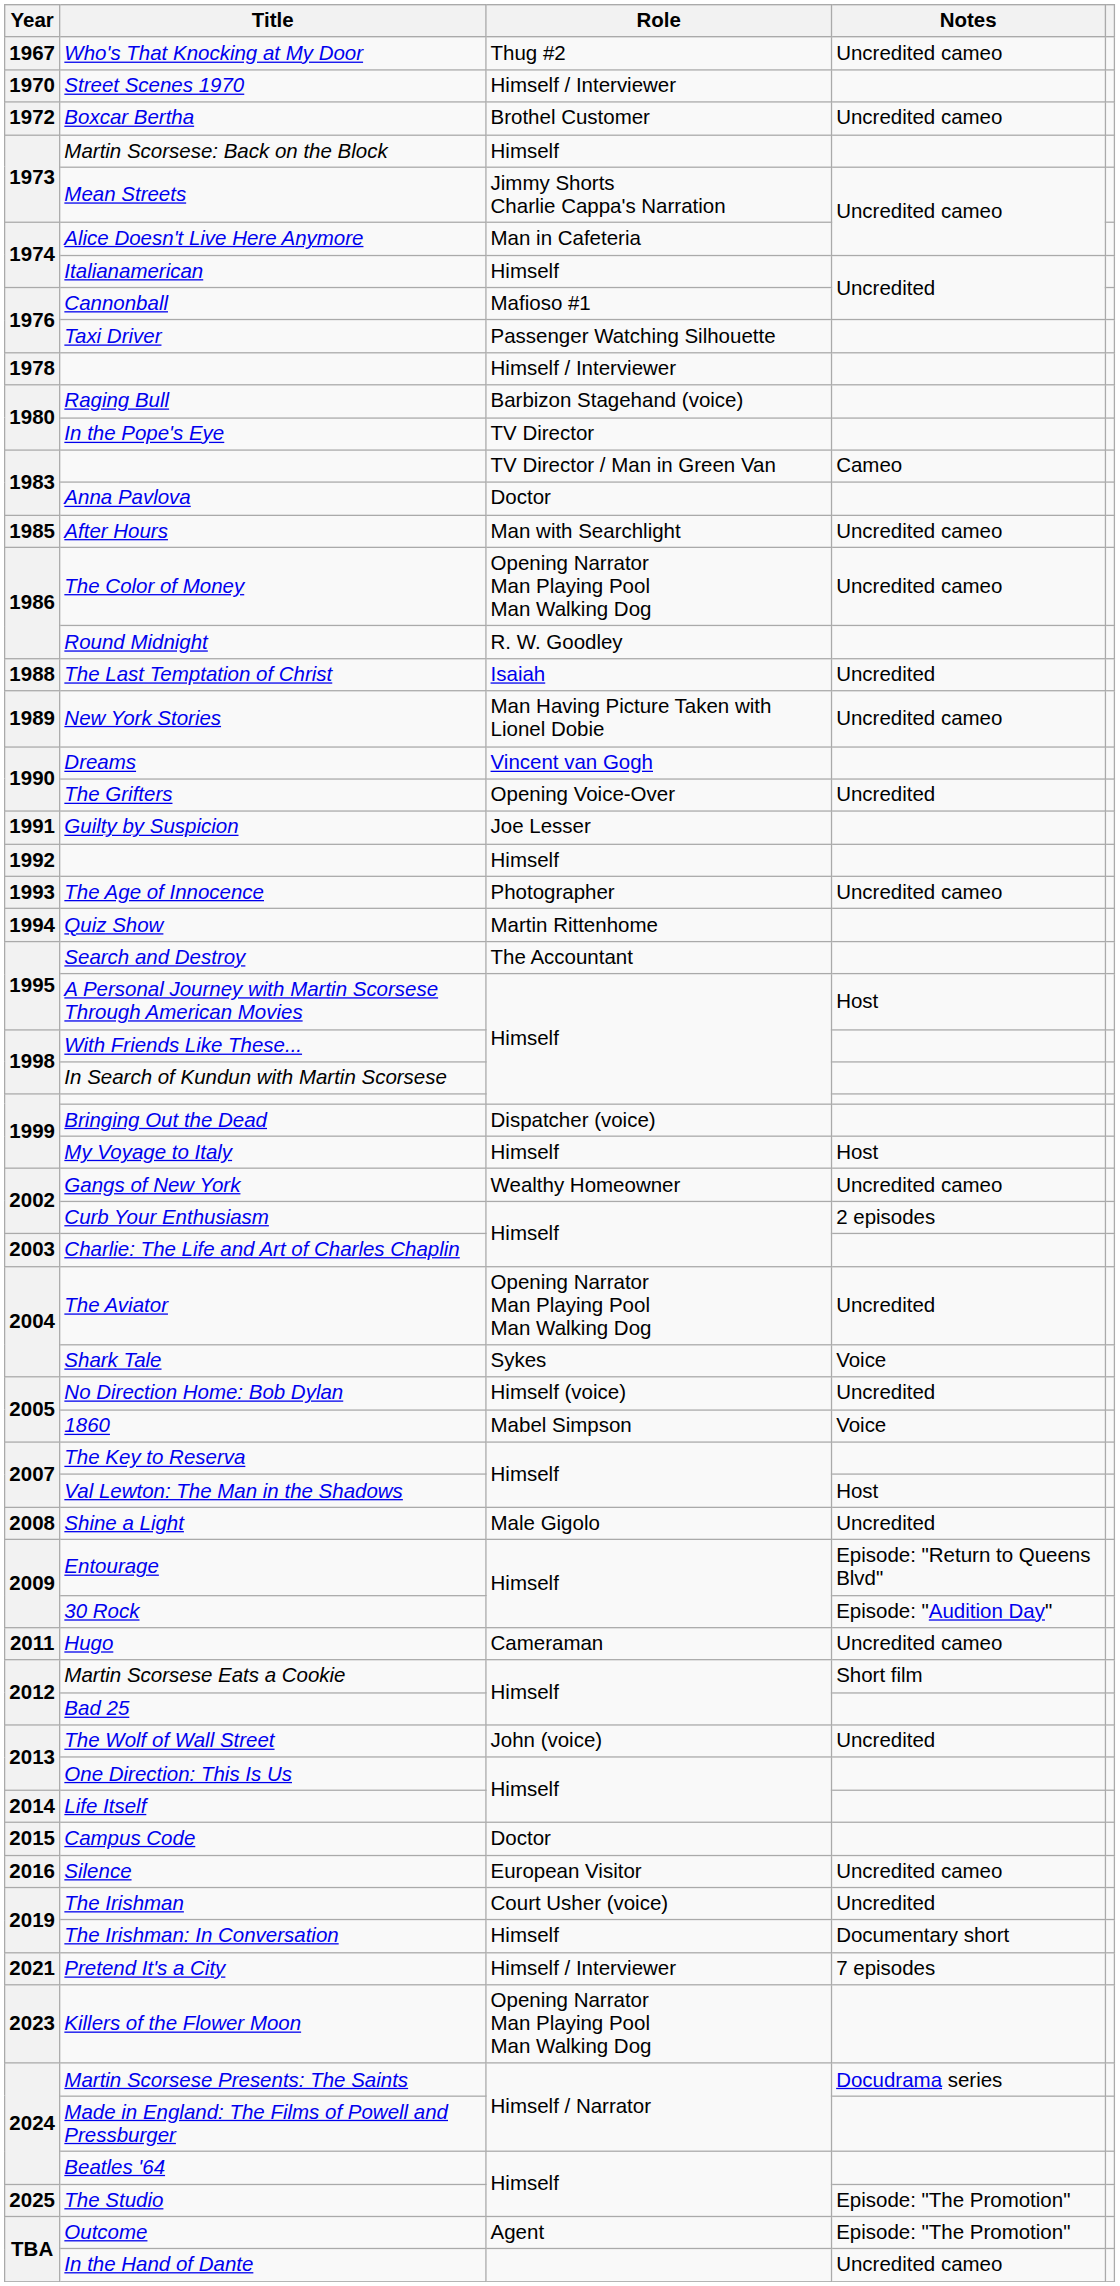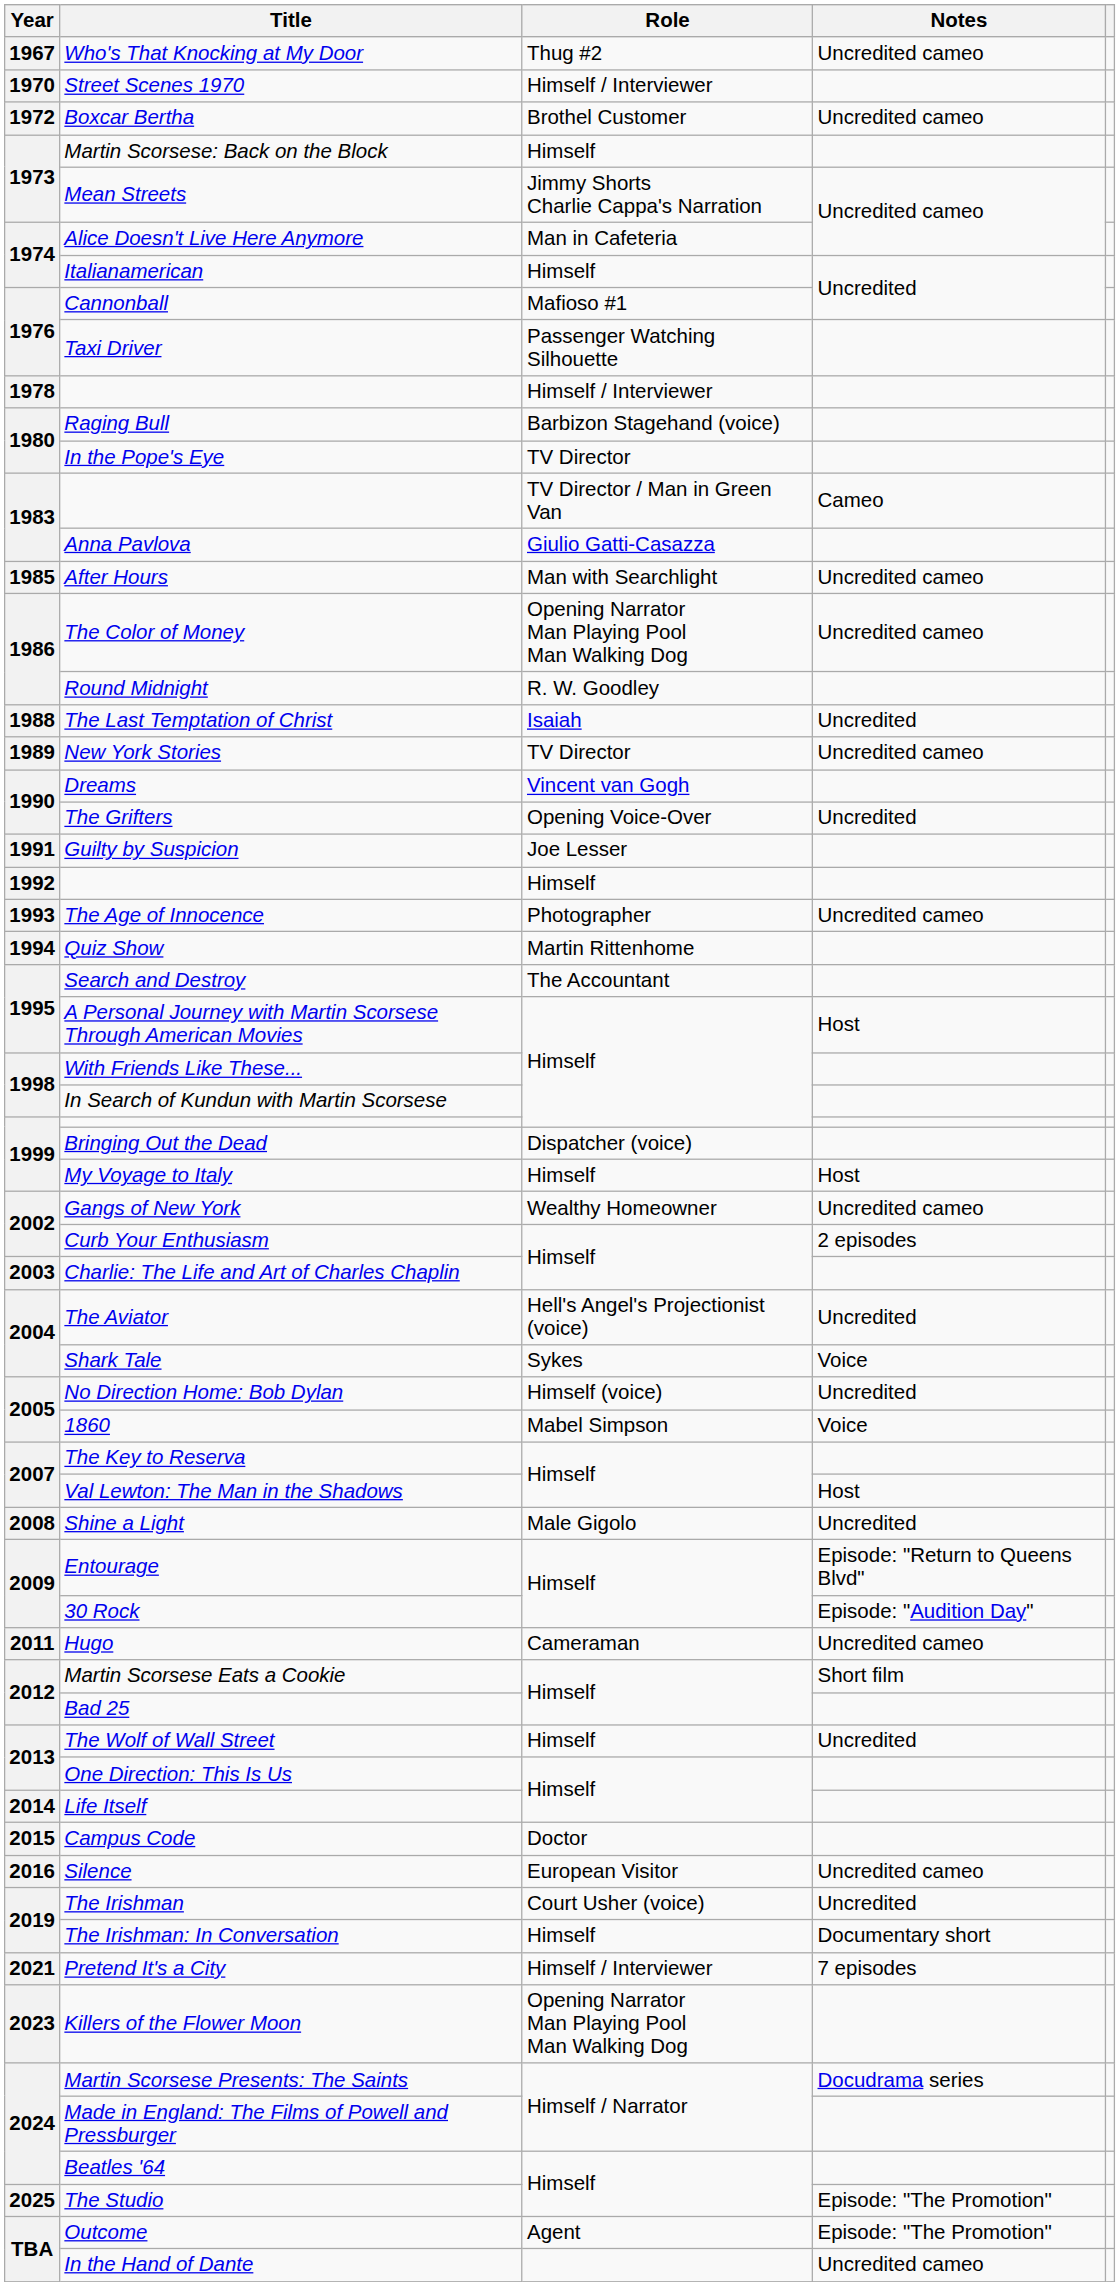(521, 498) Doctor -> (621, 544) Giulio Gatti-Casazza
(631, 718) Man Having Picture Taken with Lionel Dobie -> (579, 753) TV Director
(571, 1305) Opening Narrator Man Playing Pool Man Walking Dog -> (646, 1316) Hell's Angel's Projectionist (voice)
(546, 1741) John (voice) -> (561, 1741) Himself
